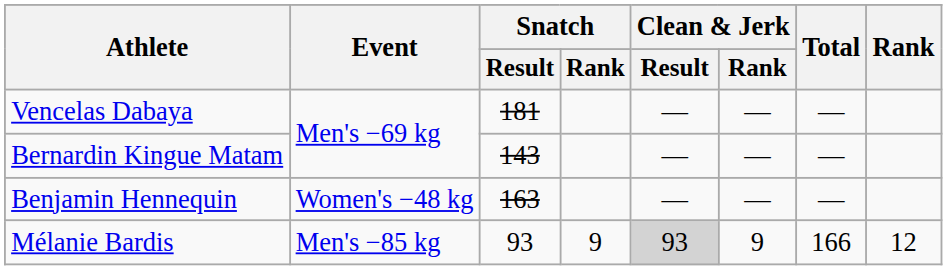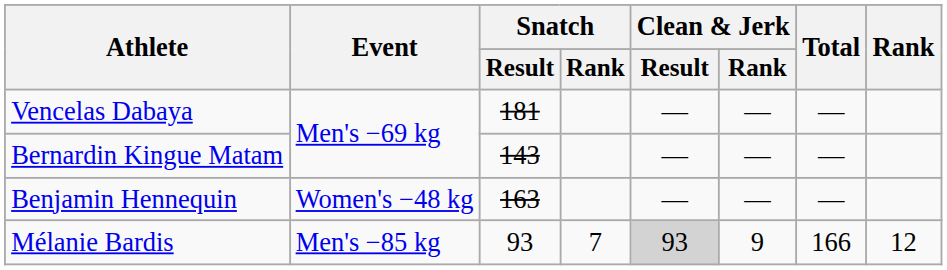(595, 242) 9 -> (595, 242) 7
